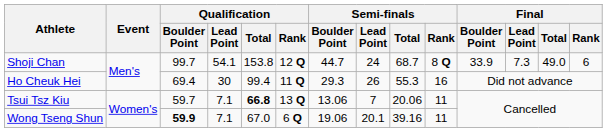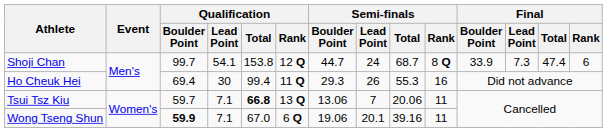(554, 63) 49.0 -> (554, 63) 47.4
